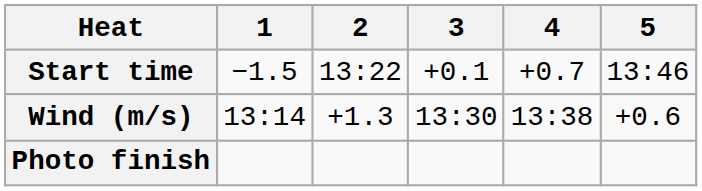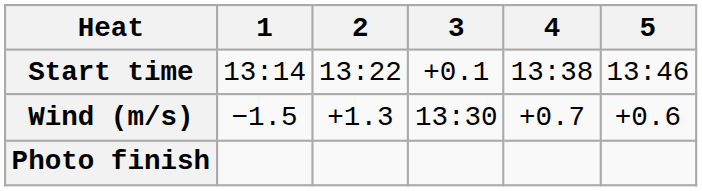(265, 72) −1.5 -> (265, 72) 13:14
(552, 72) +0.7 -> (552, 72) 13:38
(265, 117) 13:14 -> (265, 117) −1.5
(552, 117) 13:38 -> (552, 117) +0.7
